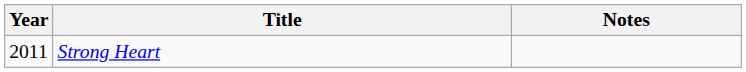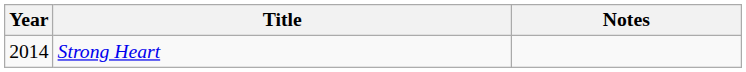(28, 51) 2011 -> (29, 51) 2014
